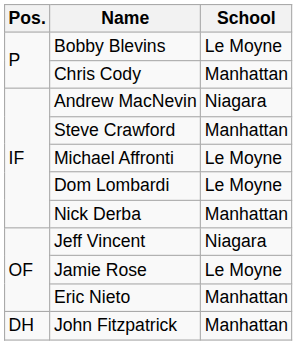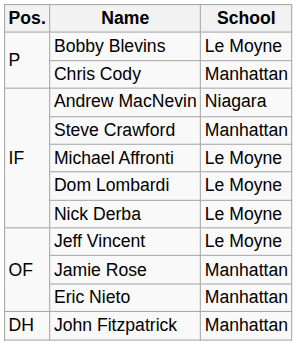(246, 213) Manhattan -> (243, 213) Le Moyne
(236, 241) Niagara -> (243, 241) Le Moyne
(243, 269) Le Moyne -> (246, 269) Manhattan
